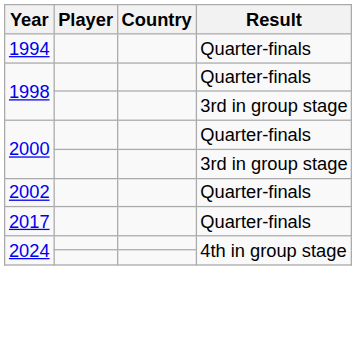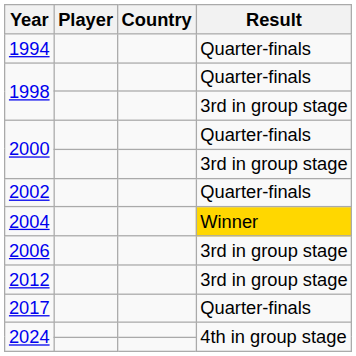+ row: (29, 222)
+ row: (29, 251)
+ row: (29, 280)
